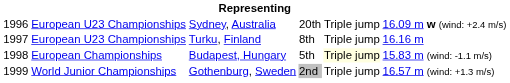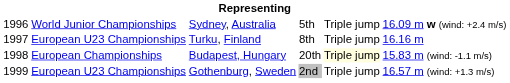(109, 24) European U23 Championships -> (104, 24) World Junior Championships
(310, 24) 20th -> (307, 24) 5th
(307, 55) 5th -> (310, 55) 20th
(104, 71) World Junior Championships -> (109, 71) European U23 Championships
